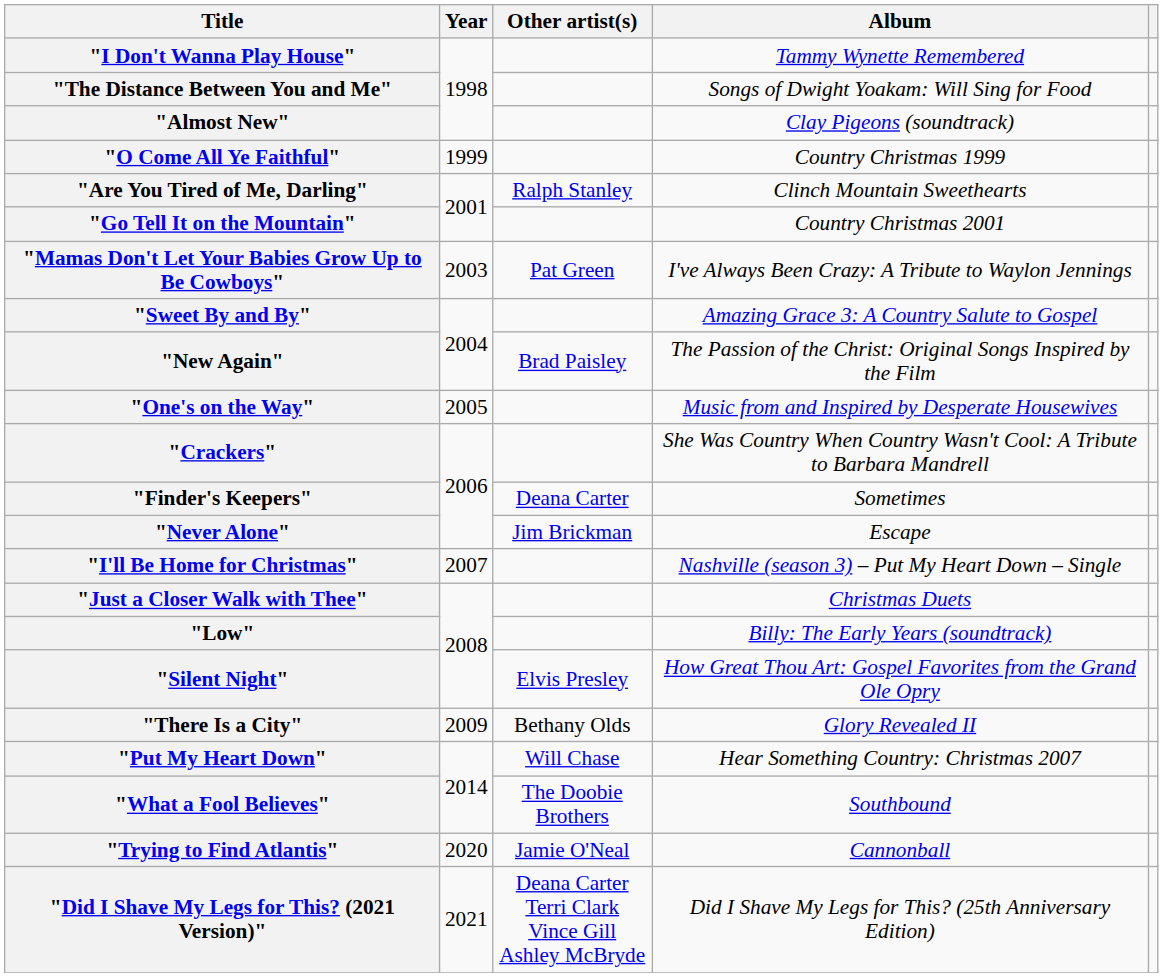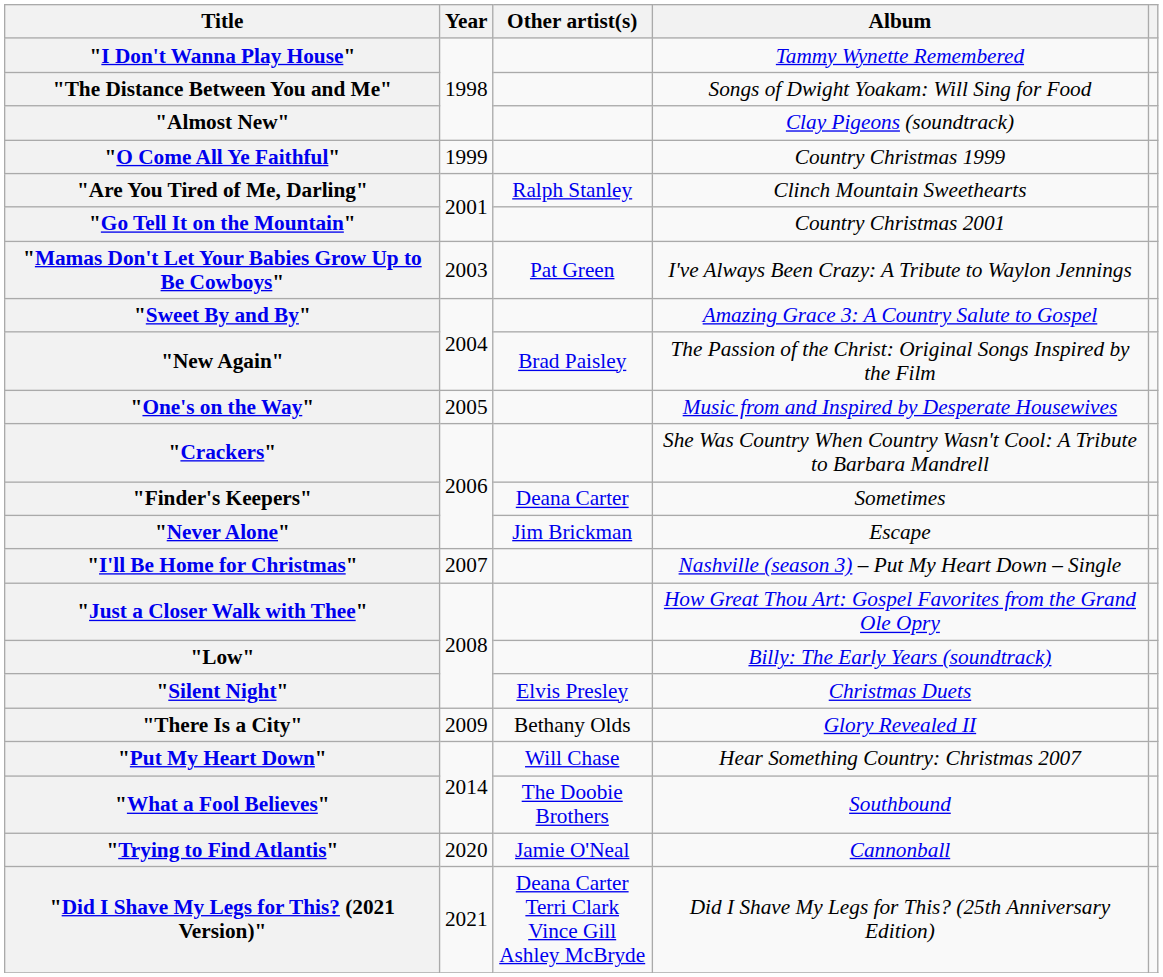(900, 599) Christmas Duets -> (900, 611) How Great Thou Art: Gospel Favorites from the Grand Ole Opry
(900, 678) How Great Thou Art: Gospel Favorites from the Grand Ole Opry -> (900, 690) Christmas Duets
